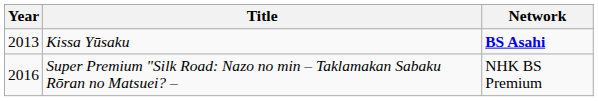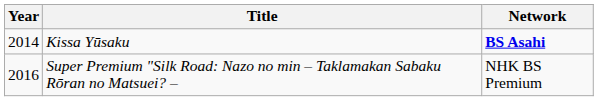(24, 41) 2013 -> (24, 41) 2014
